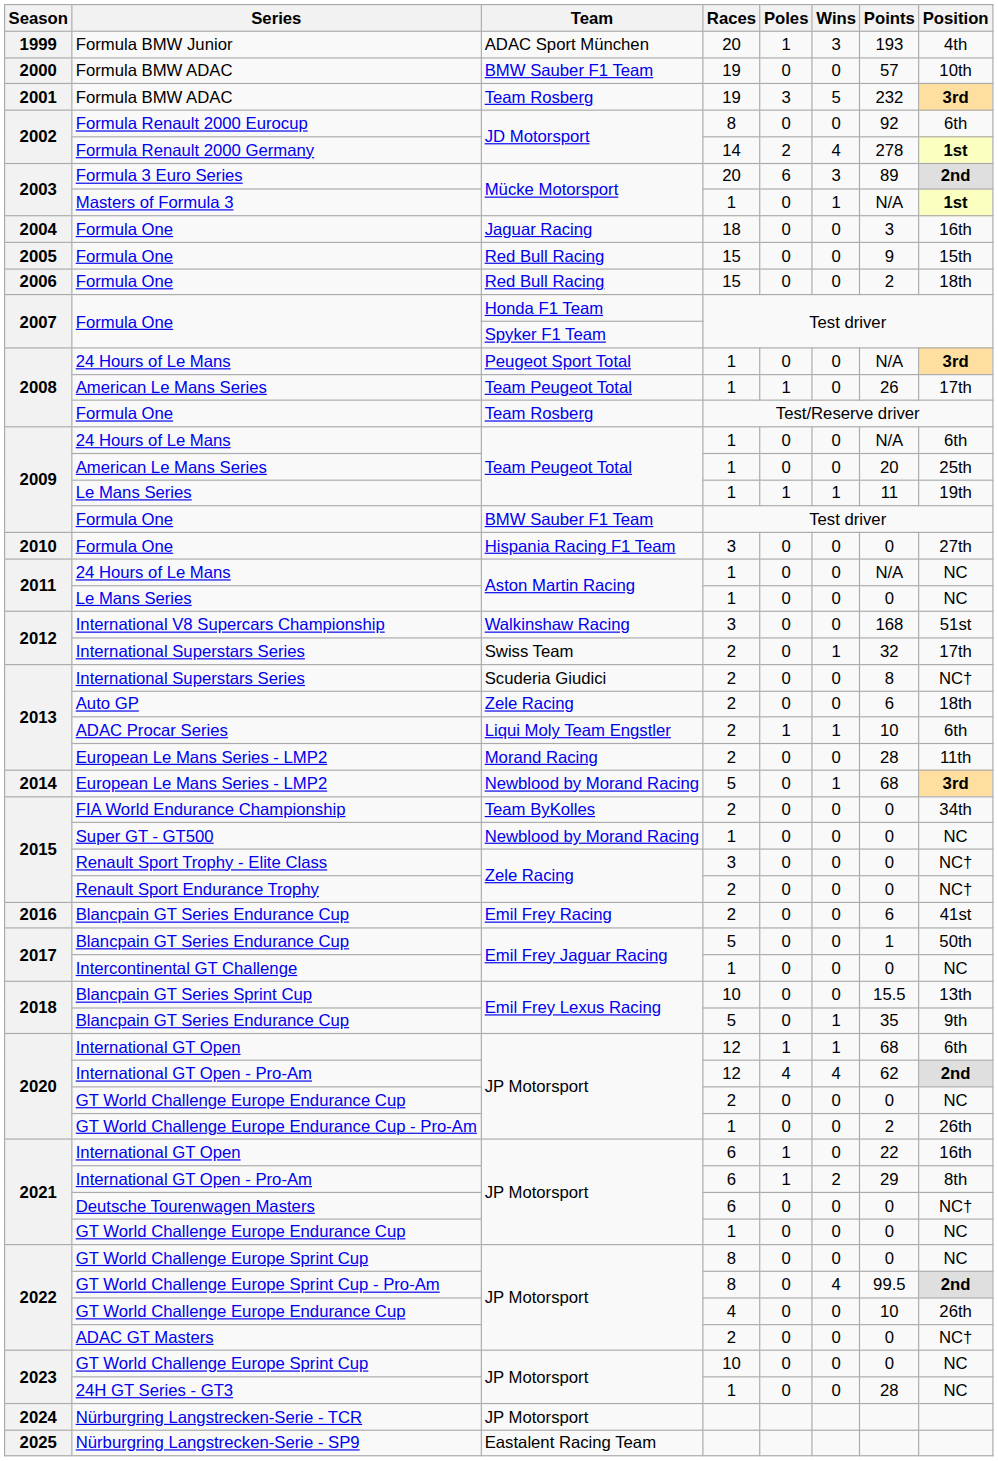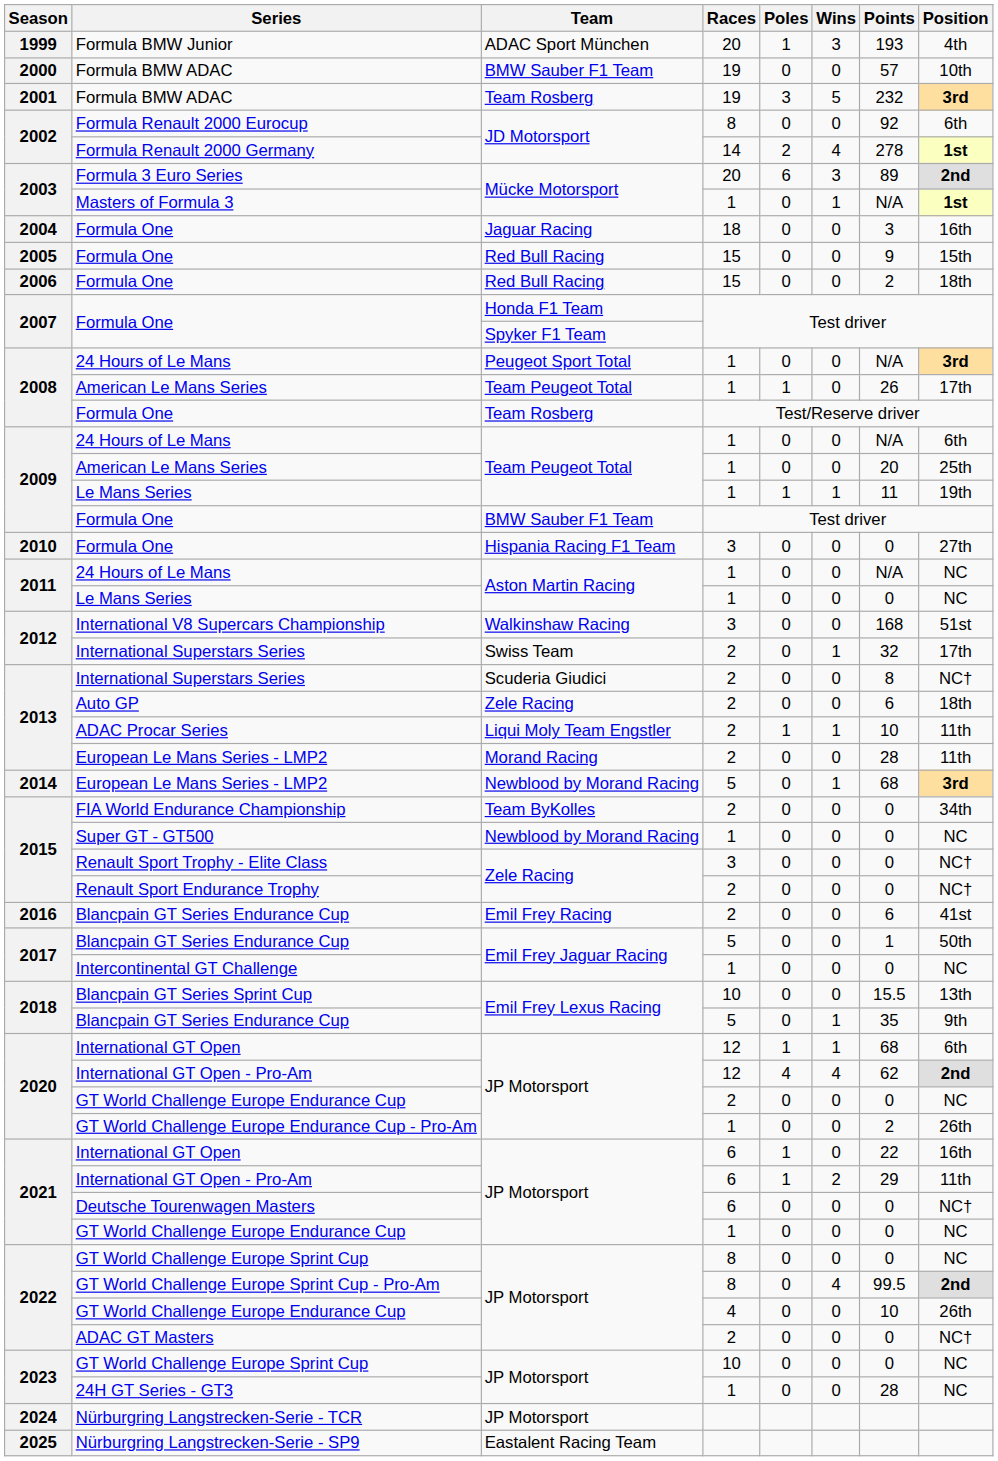(956, 731) 6th -> (956, 731) 11th
(956, 1179) 8th -> (956, 1179) 11th
